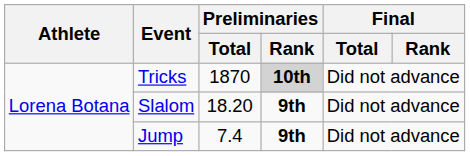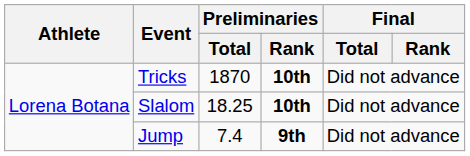(292, 77) lightgrey background -> (292, 77) no background
(230, 106) 18.20 -> (230, 106) 18.25
(292, 106) 9th -> (292, 106) 10th
